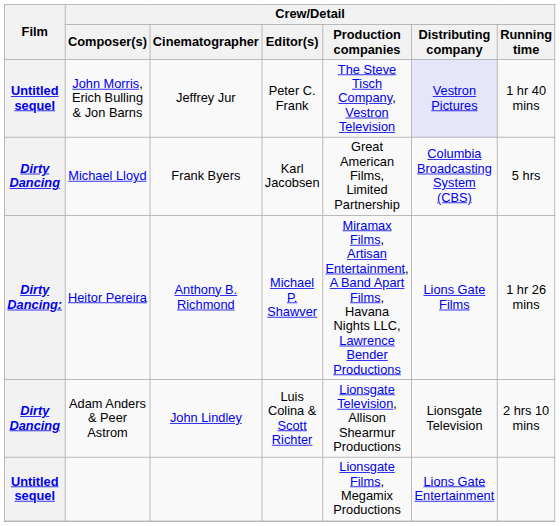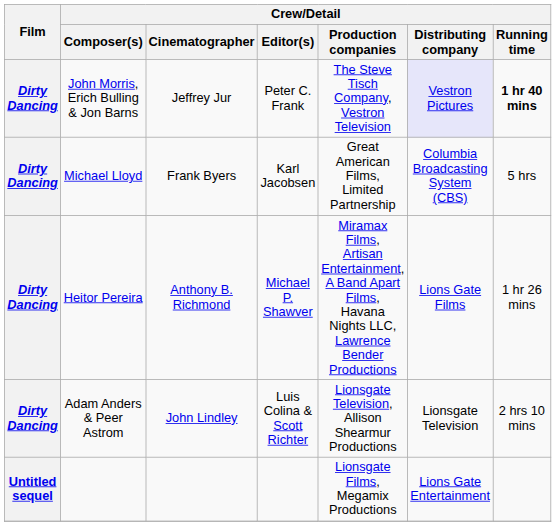(35, 98) Untitled sequel -> (33, 98) Dirty Dancing
(526, 98) normal -> (522, 98) bold
(35, 297) Dirty Dancing: -> (33, 297) Dirty Dancing
